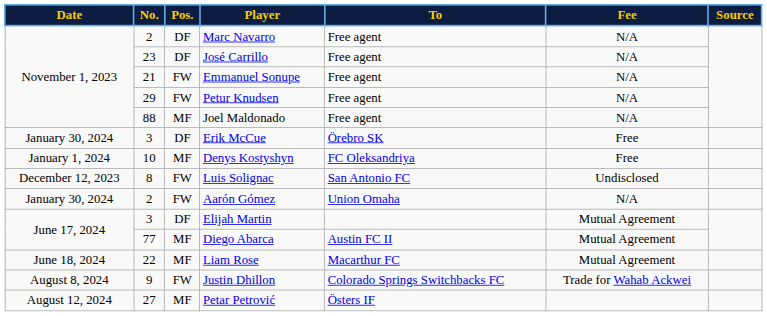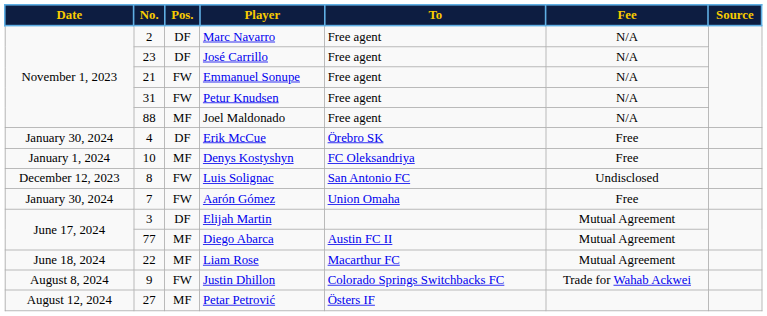(149, 97) 29 -> (149, 97) 31
(149, 138) 3 -> (149, 138) 4
(149, 198) 2 -> (149, 198) 7
(627, 198) N/A -> (627, 198) Free
